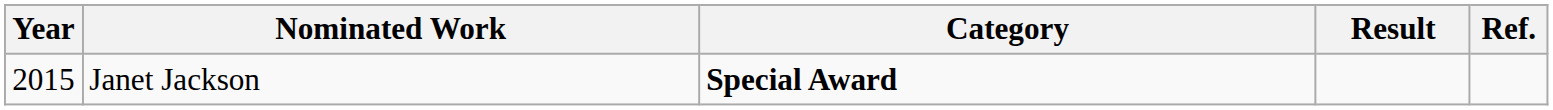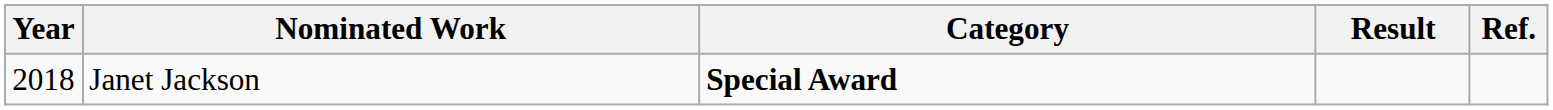(43, 78) 2015 -> (43, 78) 2018
